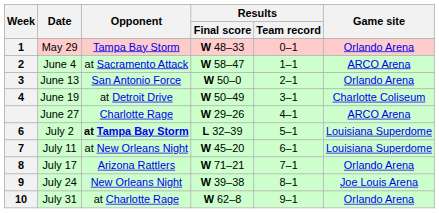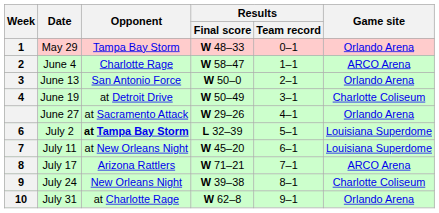(136, 63) at Sacramento Attack -> (136, 63) Charlotte Rage
(136, 114) Charlotte Rage -> (136, 114) at Sacramento Attack
(379, 114) ARCO Arena -> (379, 114) Orlando Arena
(379, 165) Orlando Arena -> (379, 165) ARCO Arena
(379, 182) Joe Louis Arena -> (379, 182) Charlotte Coliseum
